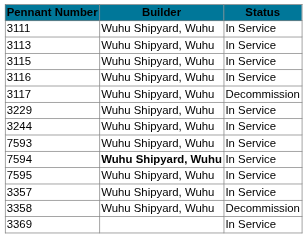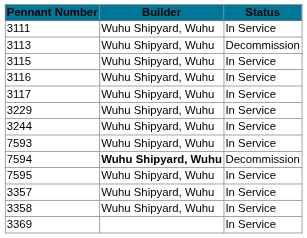(251, 45) In Service -> (263, 45) Decommission
(263, 94) Decommission -> (251, 94) In Service
(251, 159) In Service -> (263, 159) Decommission
(263, 208) Decommission -> (251, 208) In Service
